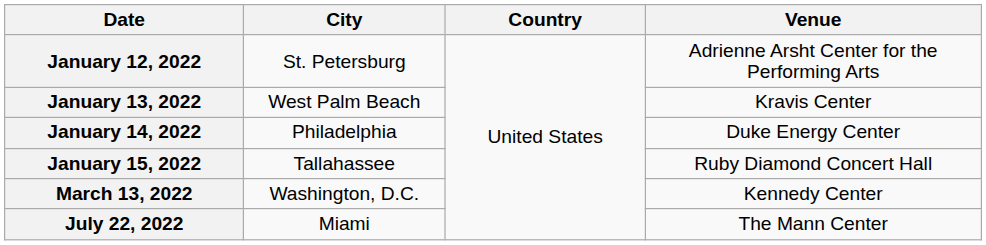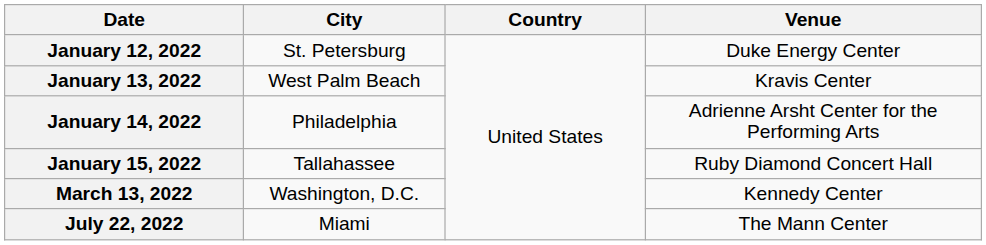(813, 60) Adrienne Arsht Center for the Performing Arts -> (813, 50) Duke Energy Center
(813, 132) Duke Energy Center -> (813, 121) Adrienne Arsht Center for the Performing Arts
